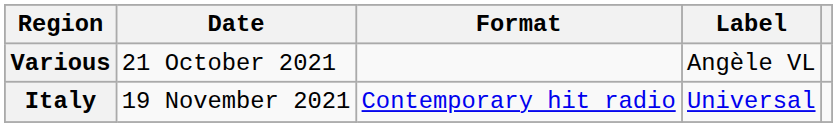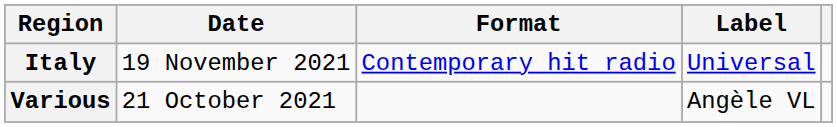rows swapped: (61, 63) <-> (61, 102)
